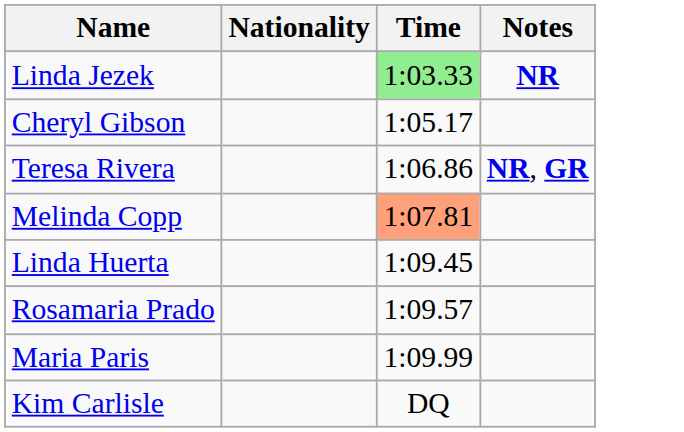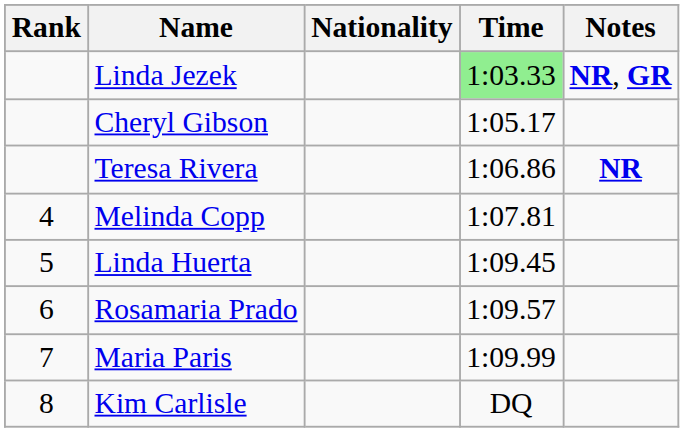+ column: (46, 27)
(538, 74) NR -> (621, 74) NR, GR
(538, 168) NR, GR -> (621, 168) NR
(428, 215) lightsalmon background -> (511, 215) no background
